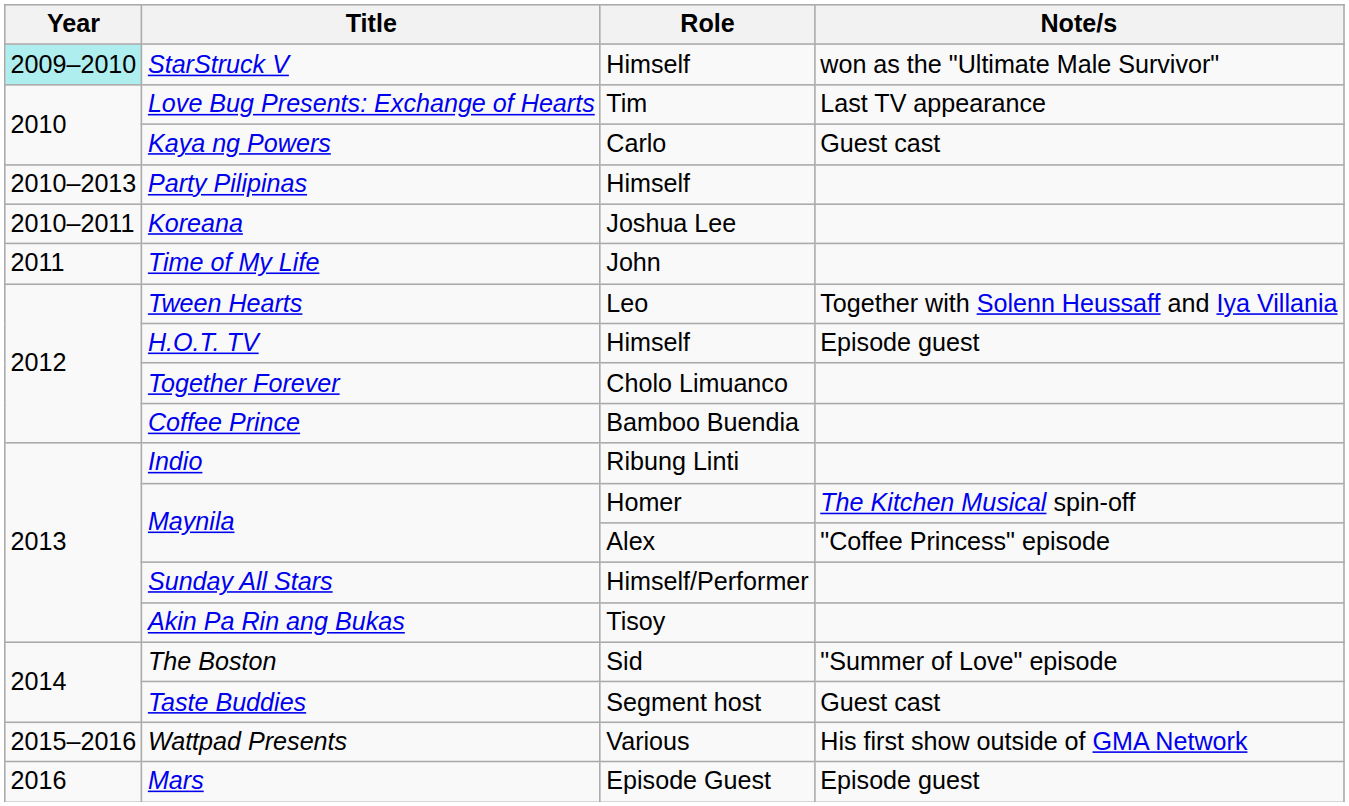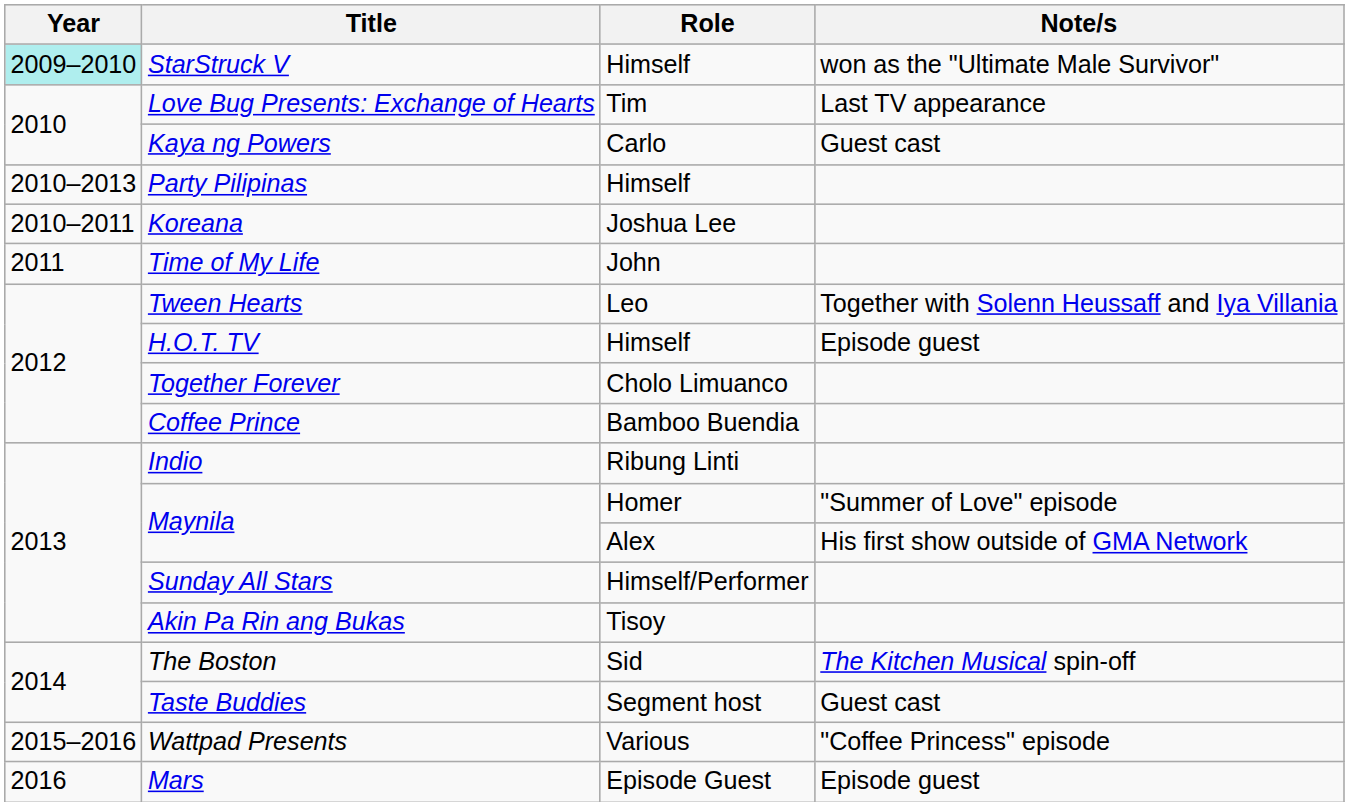(978, 502) The Kitchen Musical spin-off -> (969, 502) "Summer of Love" episode
(965, 542) "Coffee Princess" episode -> (1034, 542) His first show outside of GMA Network
(969, 661) "Summer of Love" episode -> (978, 661) The Kitchen Musical spin-off
(1034, 741) His first show outside of GMA Network -> (965, 741) "Coffee Princess" episode
